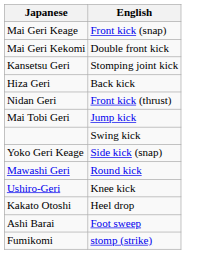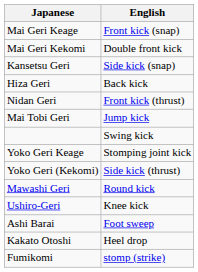(134, 65) Stomping joint kick -> (139, 65) Side kick (snap)
(126, 153) Side kick (snap) -> (147, 153) Stomping joint kick
+ row: (53, 170)
rows swapped: (31, 223) <-> (39, 205)
